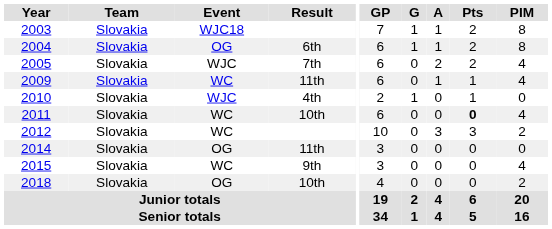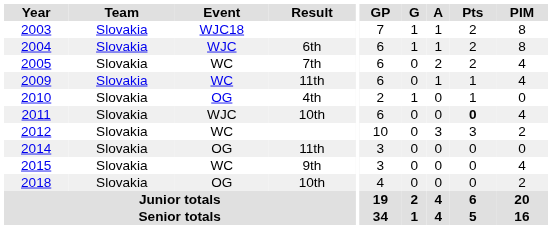(222, 46) OG -> (222, 46) WJC
(222, 63) WJC -> (222, 63) WC
(222, 97) WJC -> (222, 97) OG
(222, 114) WC -> (222, 114) WJC
